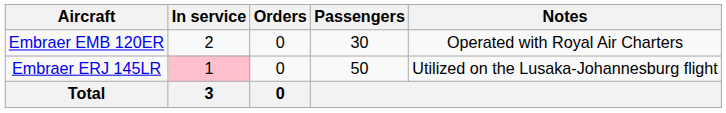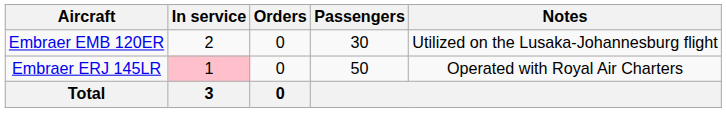(565, 42) Operated with Royal Air Charters -> (565, 42) Utilized on the Lusaka-Johannesburg flight
(565, 68) Utilized on the Lusaka-Johannesburg flight -> (565, 68) Operated with Royal Air Charters
